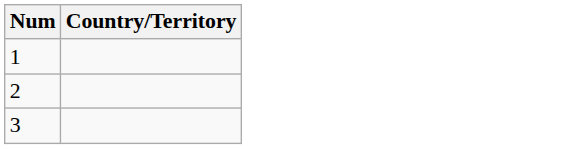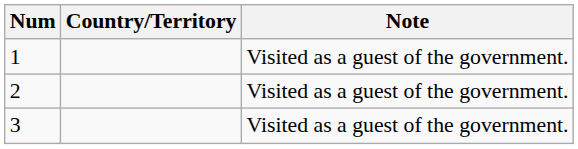+ column: (408, 21)
